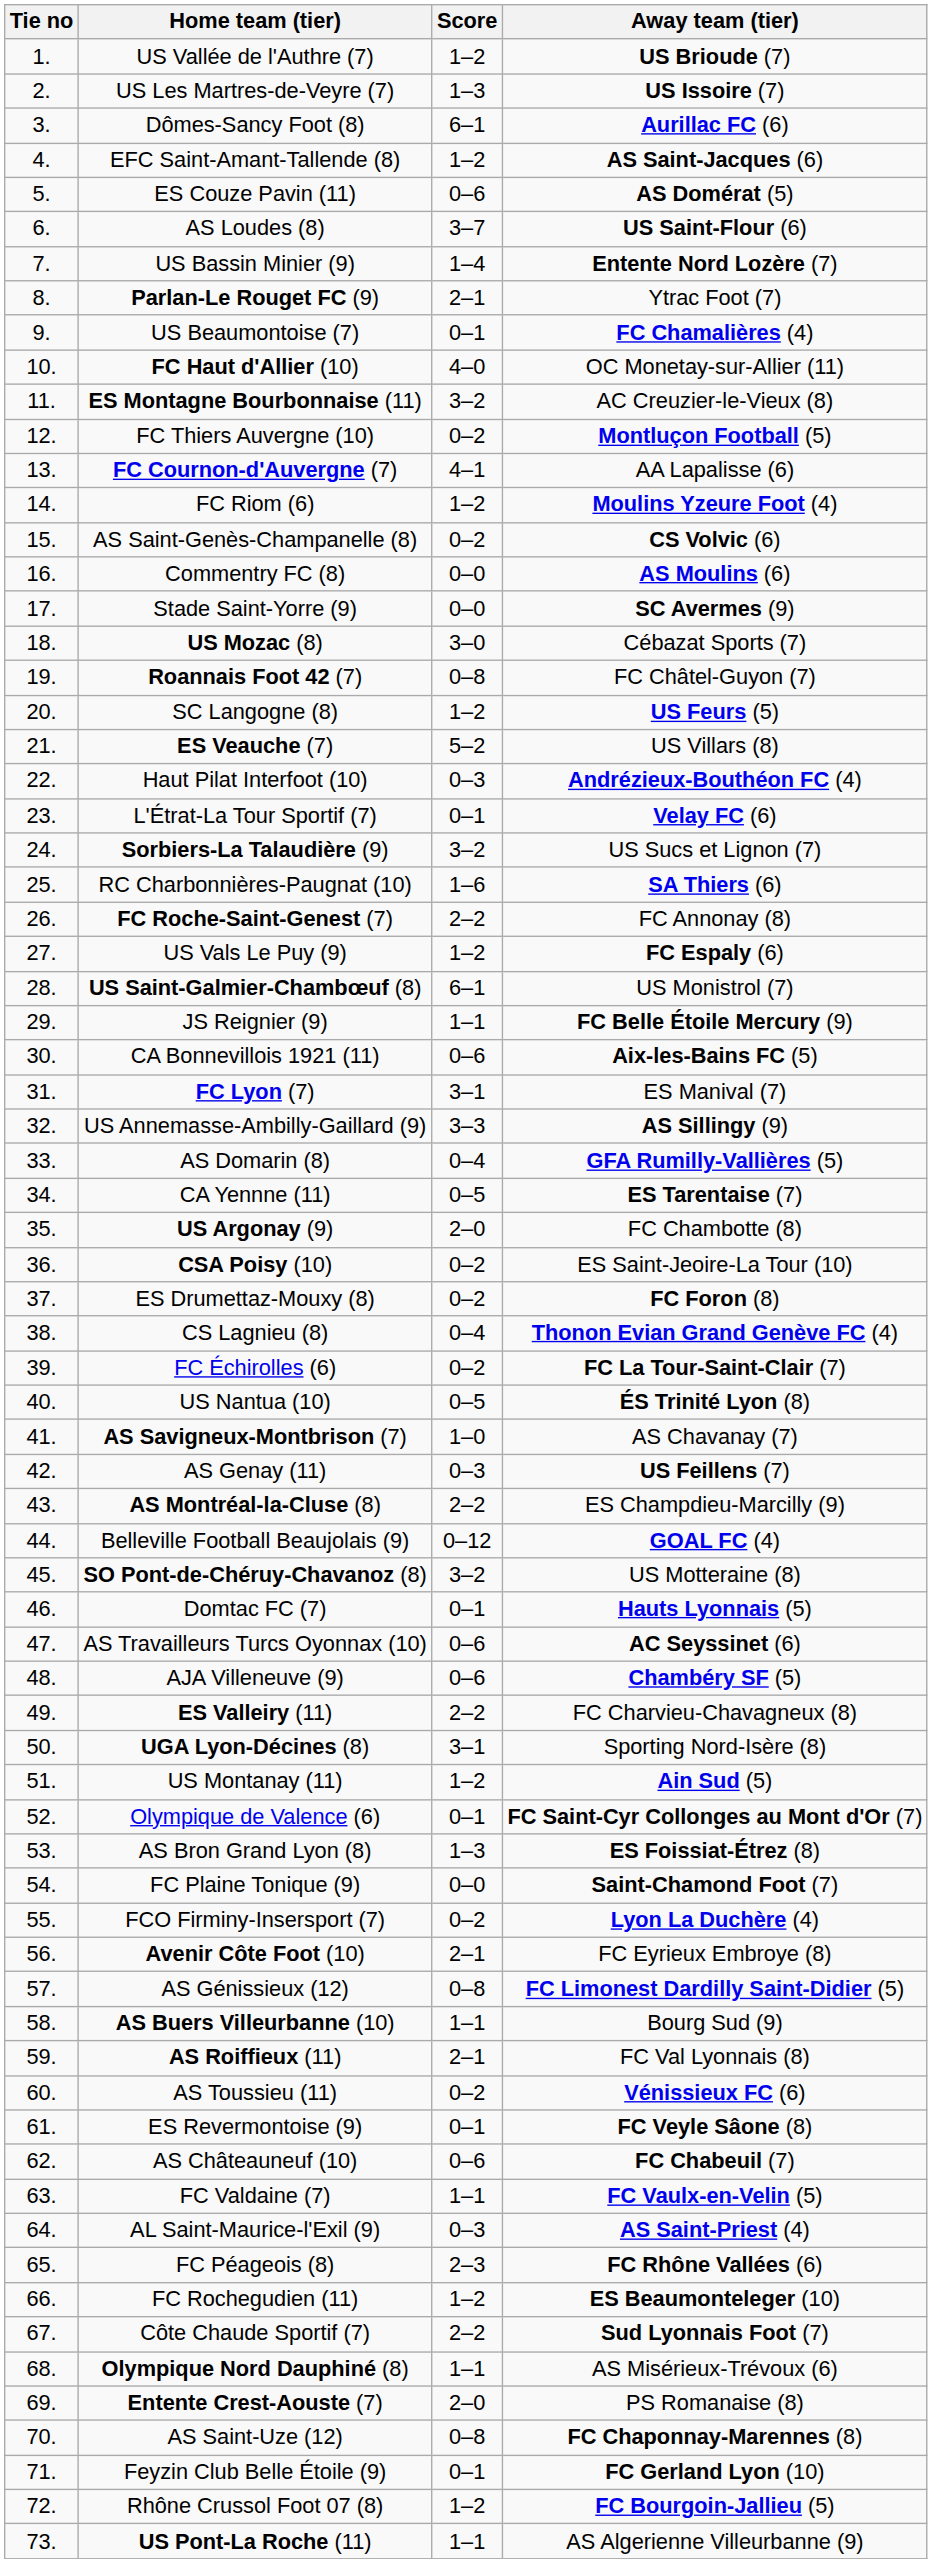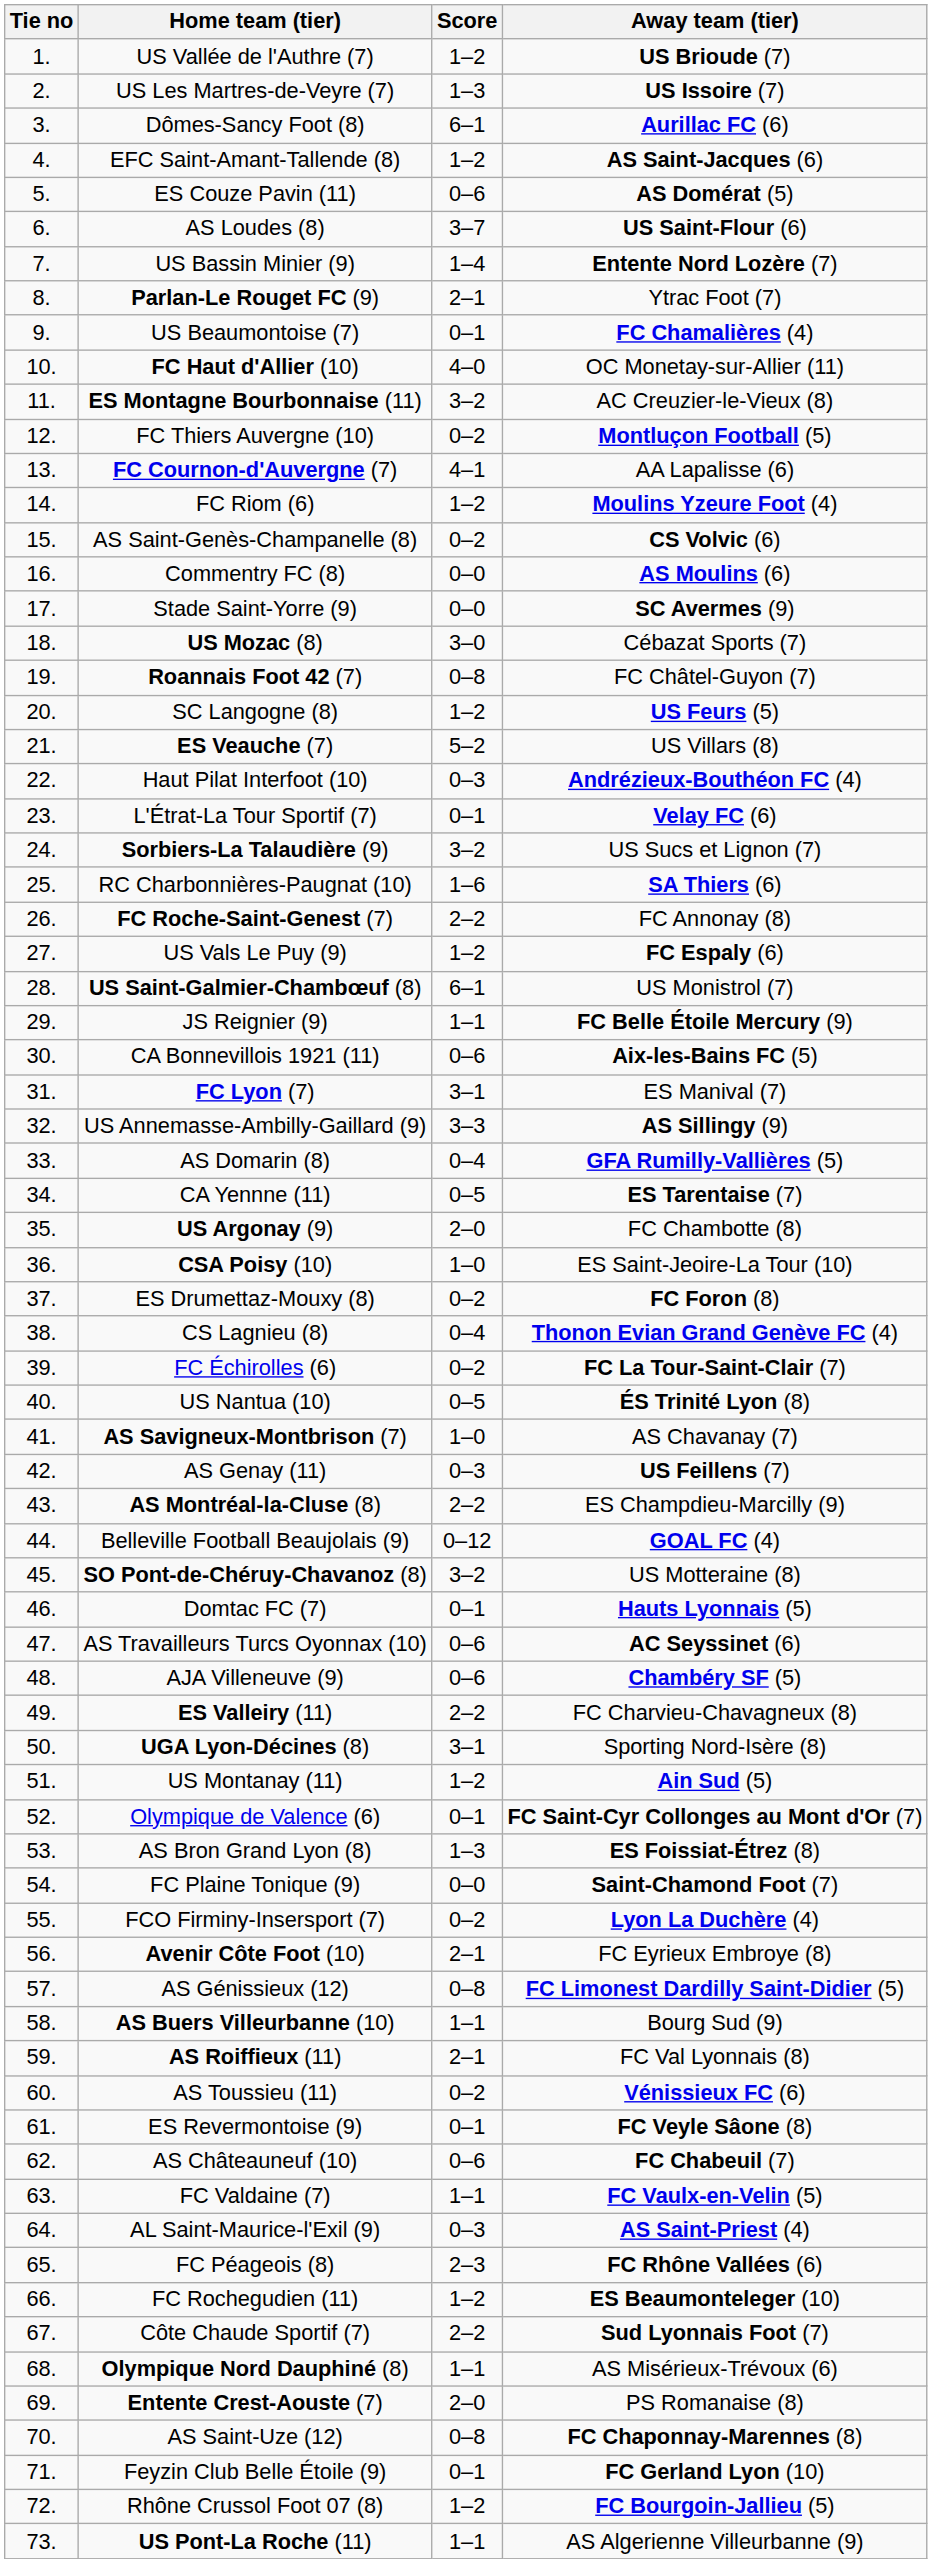(467, 1264) 0–2 -> (467, 1264) 1–0
